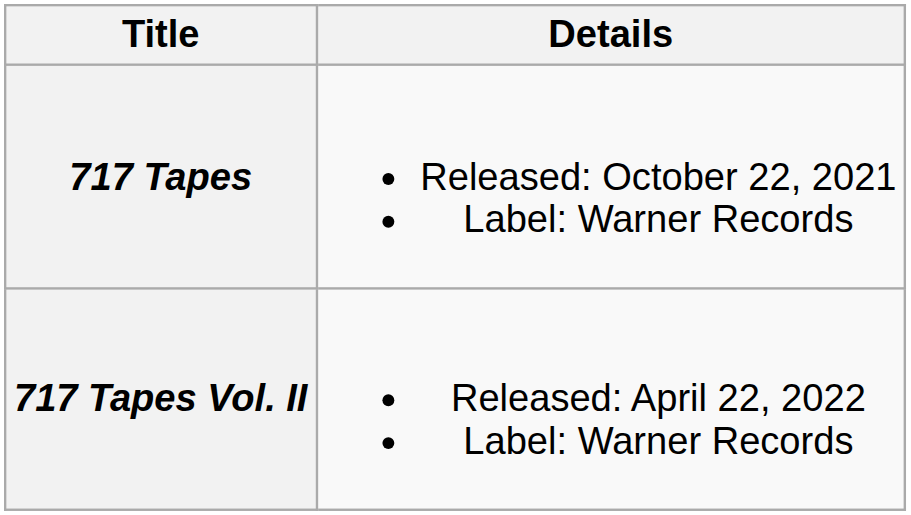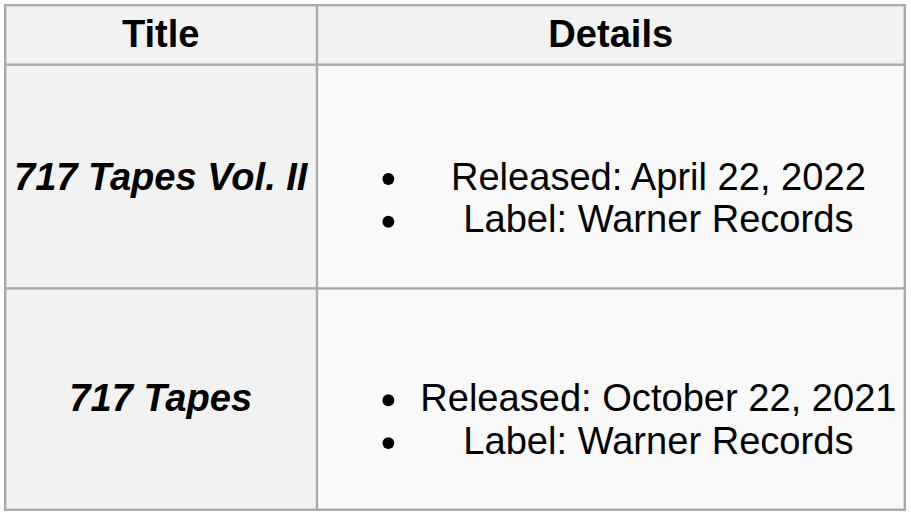rows swapped: (161, 176) <-> (161, 398)
